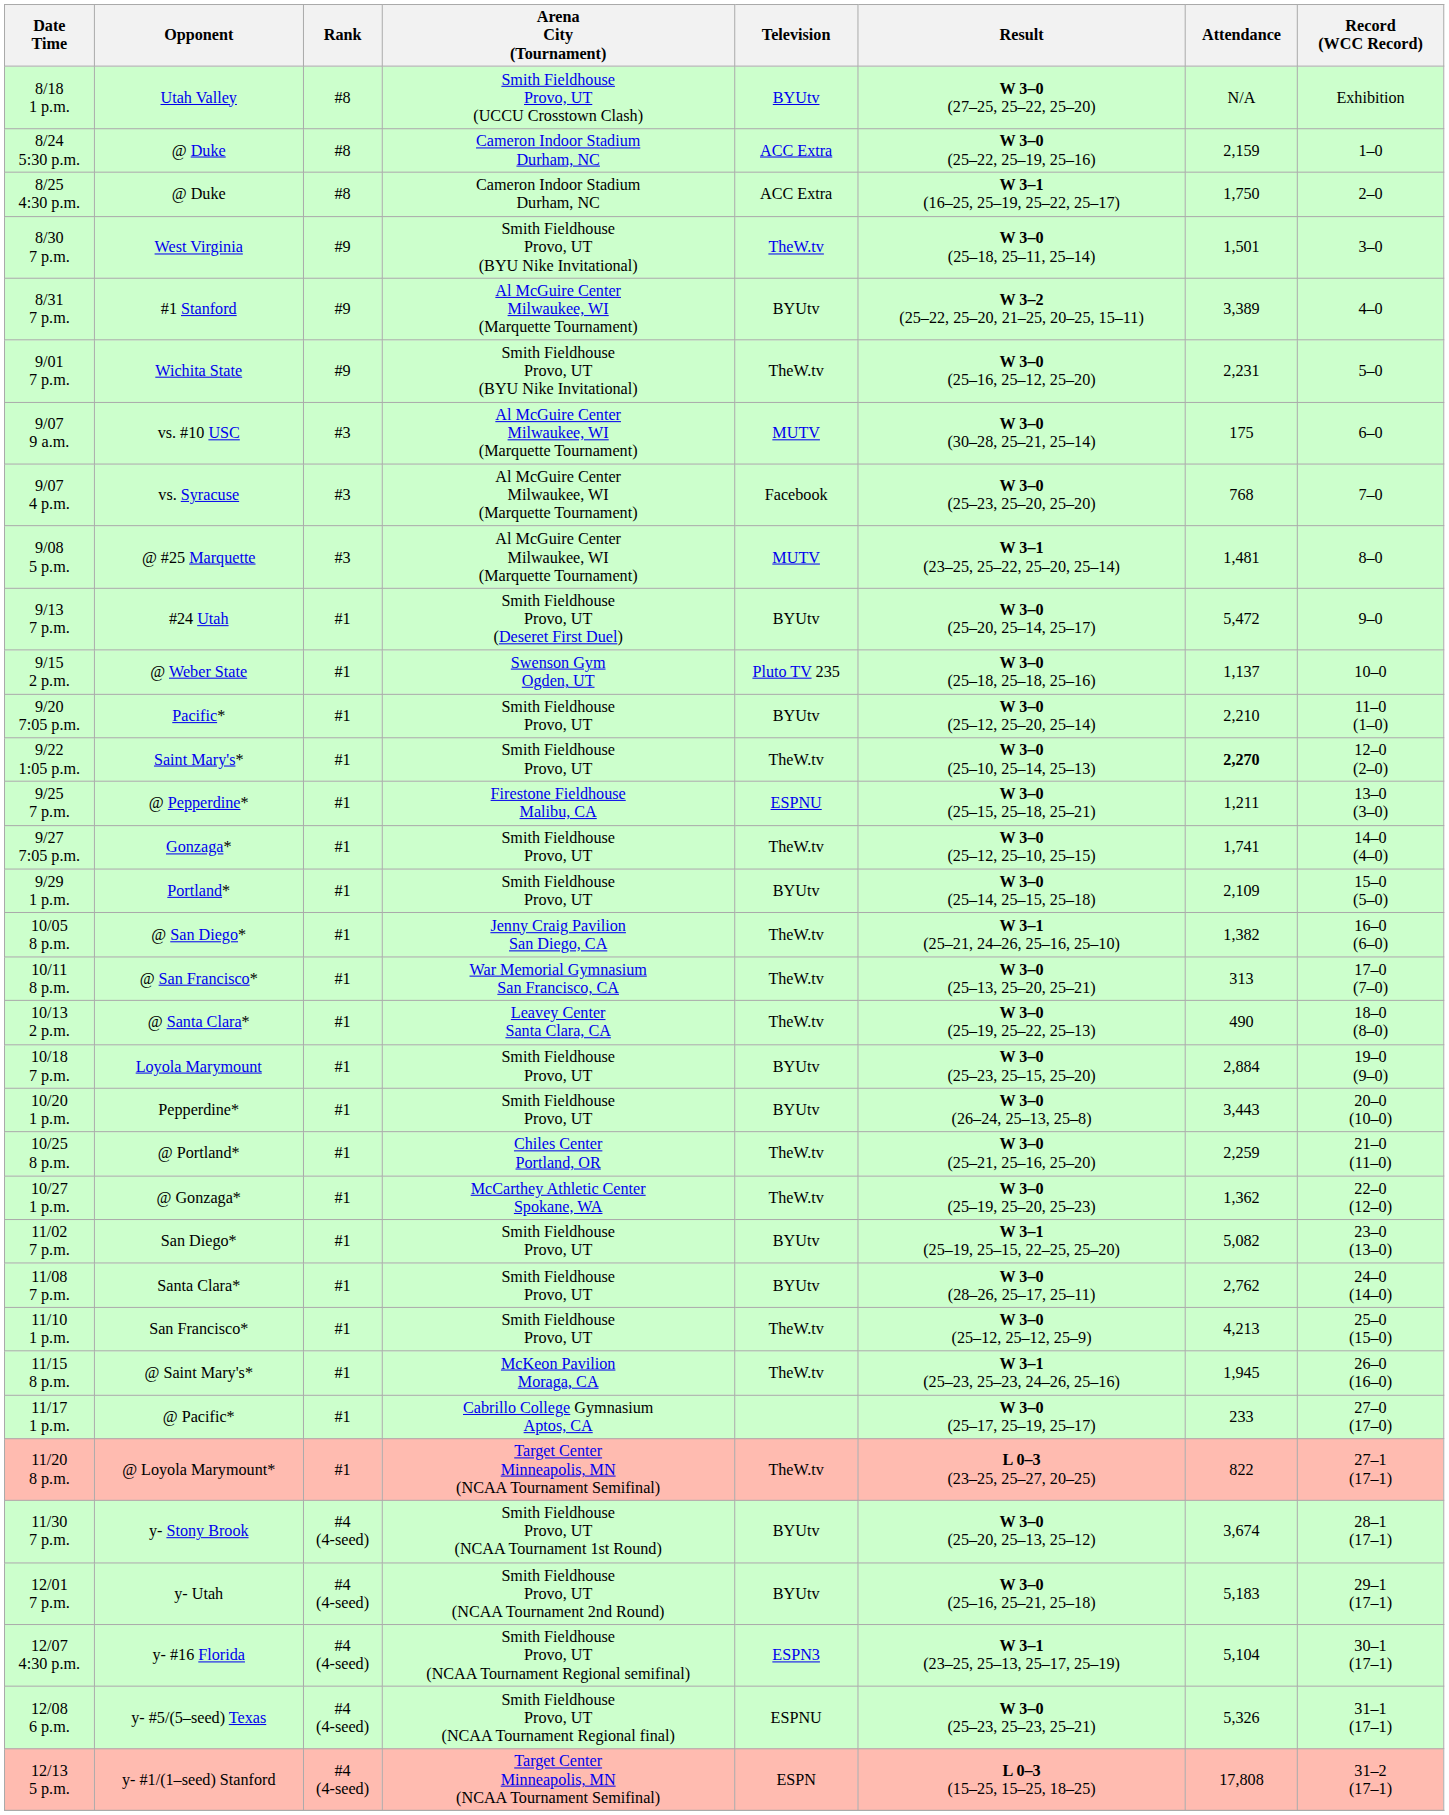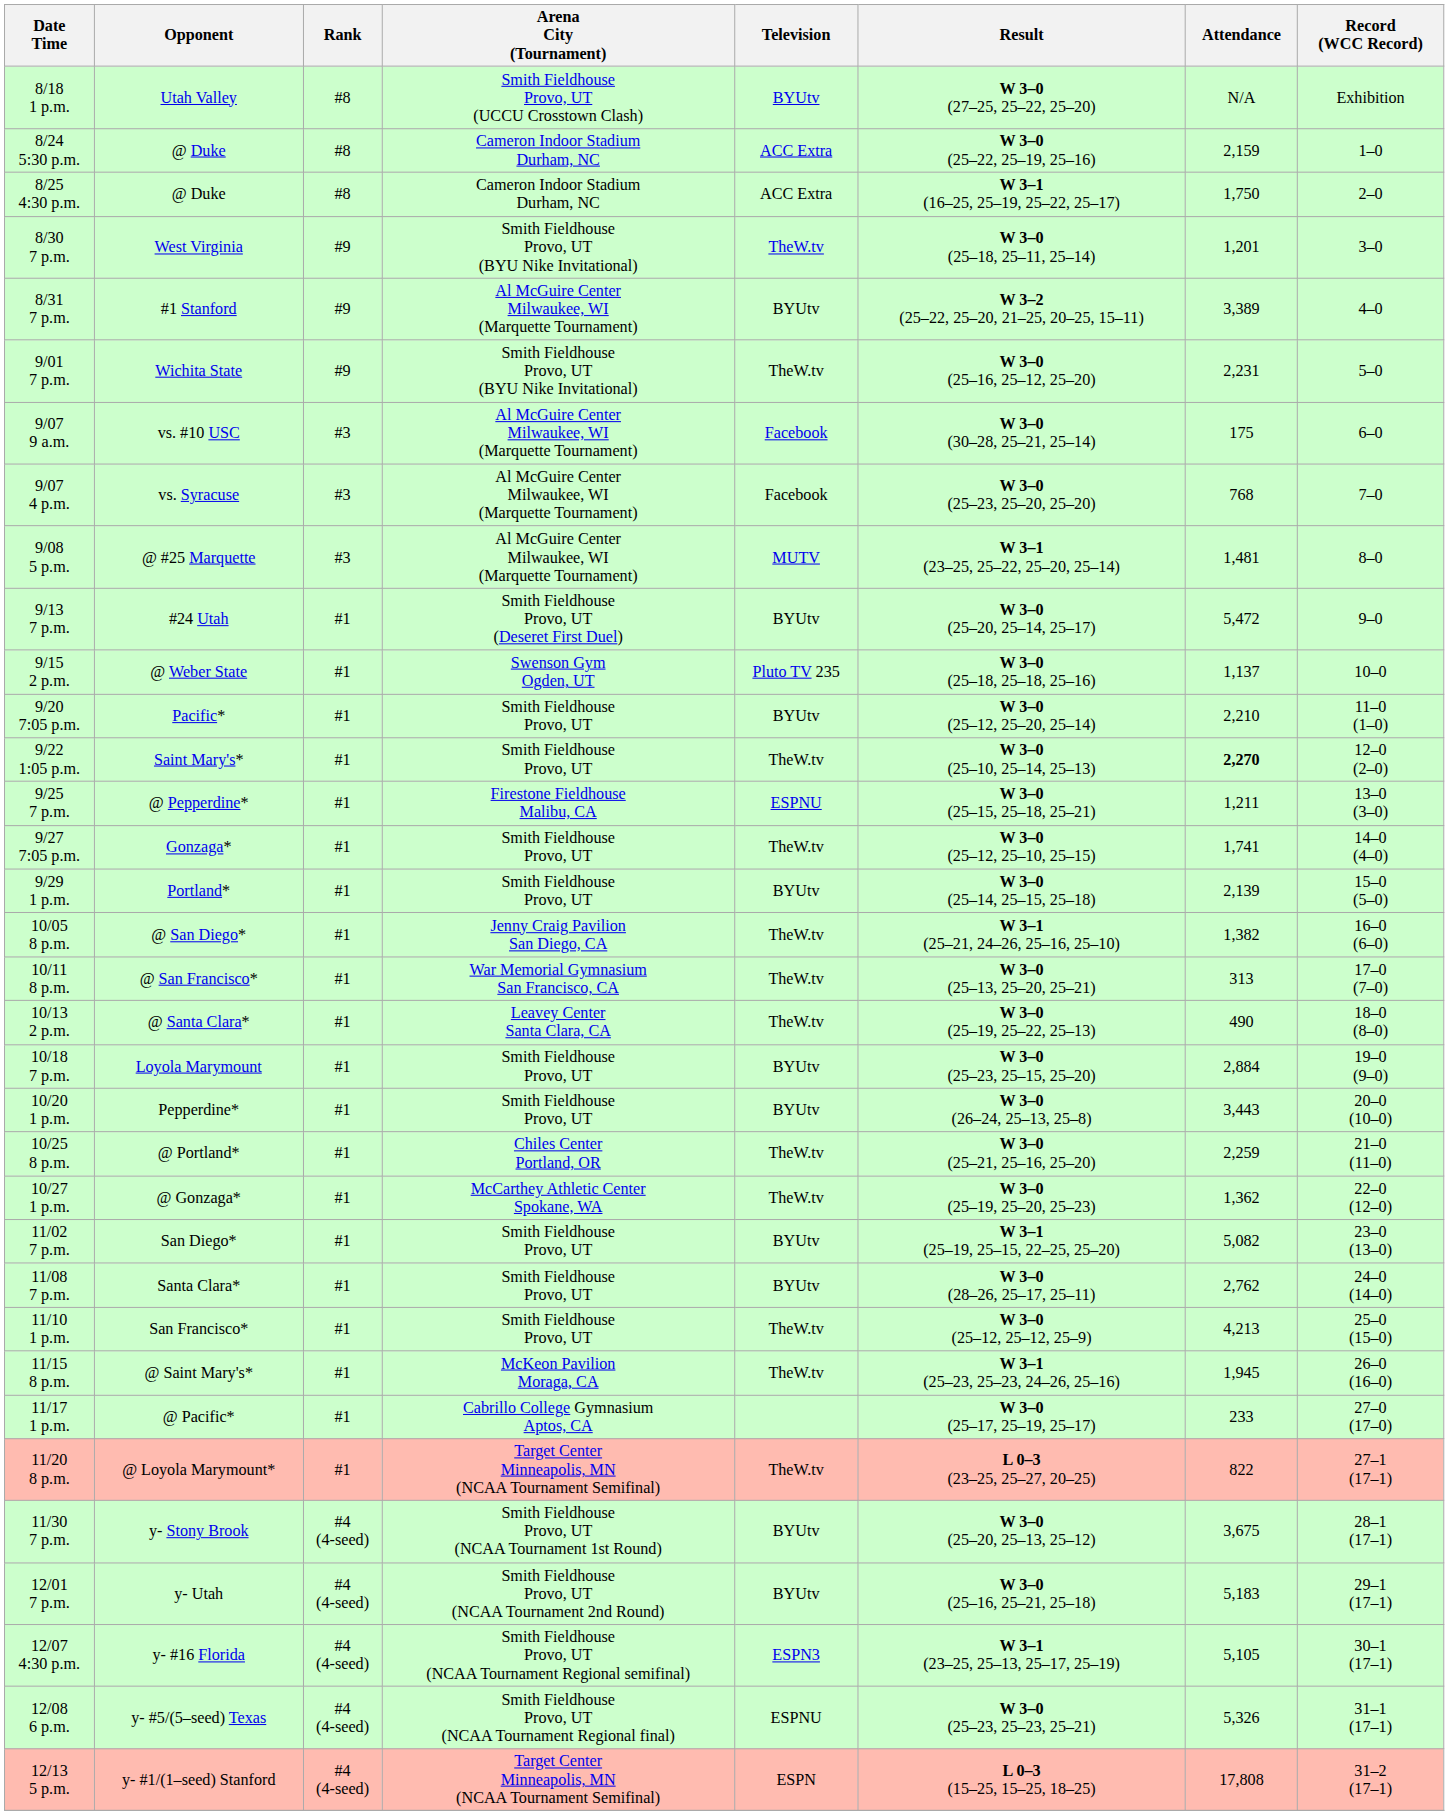(1241, 247) 1,501 -> (1241, 247) 1,201
(796, 433) MUTV -> (796, 433) Facebook
(1241, 890) 2,109 -> (1241, 890) 2,139
(1241, 1531) 3,674 -> (1241, 1531) 3,675
(1241, 1655) 5,104 -> (1241, 1655) 5,105
